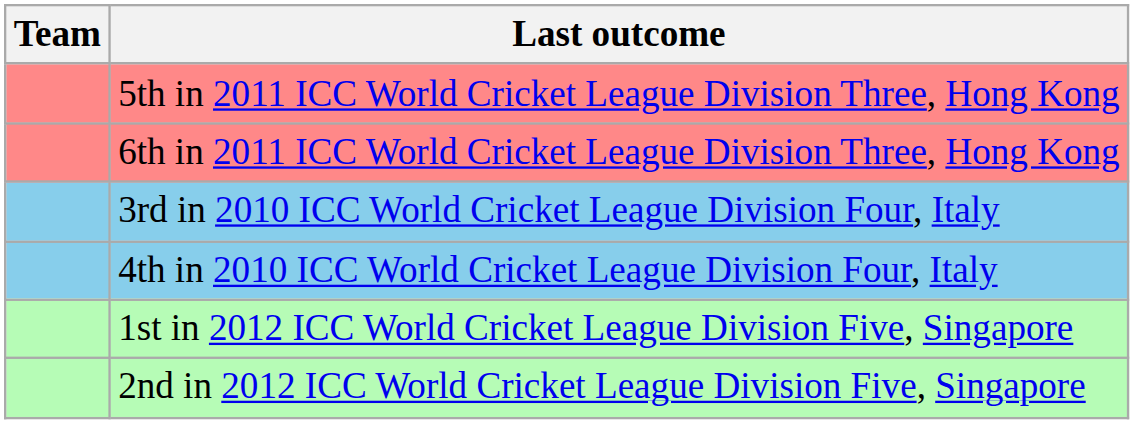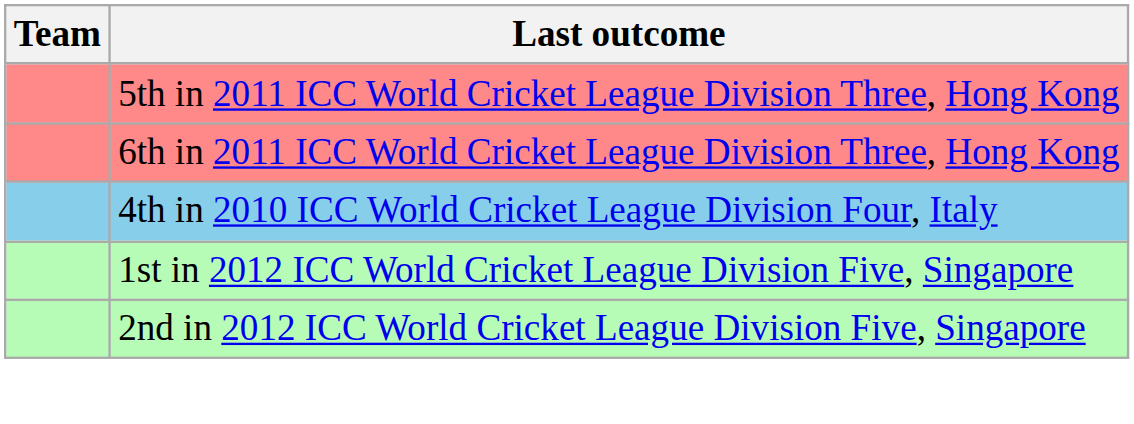- row: (559, 210)
